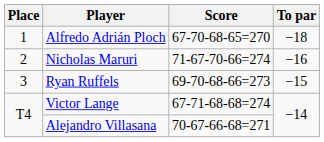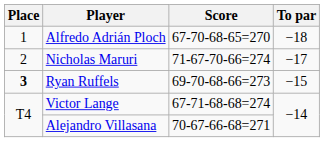(296, 59) −16 -> (296, 59) −17
(23, 81) normal -> (23, 81) bold
